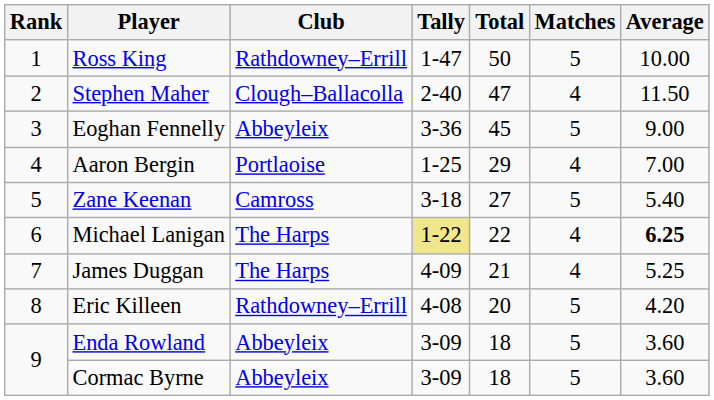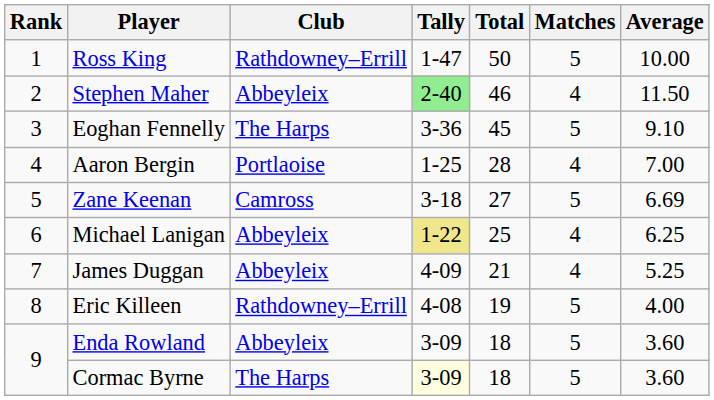(319, 93) Clough–Ballacolla -> (282, 93) Abbeyleix
(441, 93) no background -> (441, 93) lightgreen background
(500, 93) 47 -> (500, 93) 46
(282, 128) Abbeyleix -> (282, 128) The Harps
(665, 128) 9.00 -> (665, 128) 9.10
(500, 164) 29 -> (500, 164) 28
(665, 199) 5.40 -> (665, 199) 6.69
(282, 235) The Harps -> (282, 235) Abbeyleix
(500, 235) 22 -> (500, 235) 25
(665, 235) bold -> (665, 235) normal
(282, 270) The Harps -> (282, 270) Abbeyleix
(500, 306) 20 -> (500, 306) 19
(665, 306) 4.20 -> (665, 306) 4.00
(282, 377) Abbeyleix -> (282, 377) The Harps
(441, 377) no background -> (441, 377) lightyellow background
